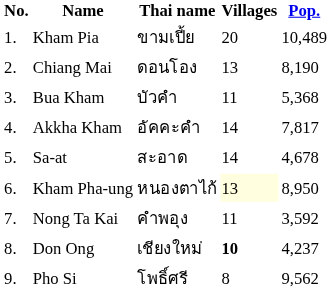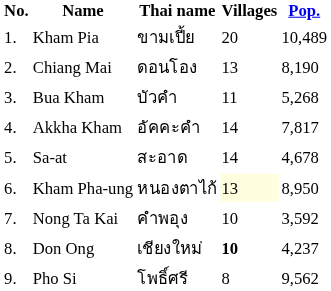(300, 97) 5,368 -> (300, 97) 5,268
(229, 217) 11 -> (230, 217) 10
